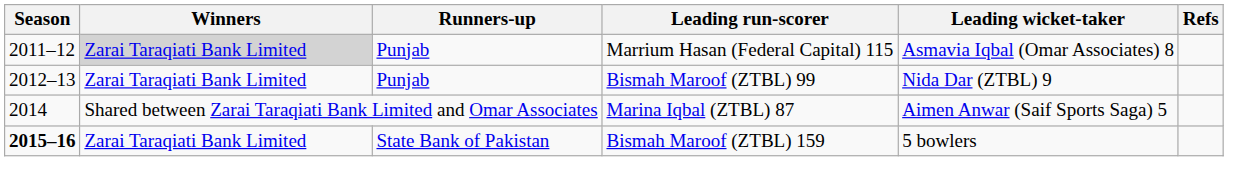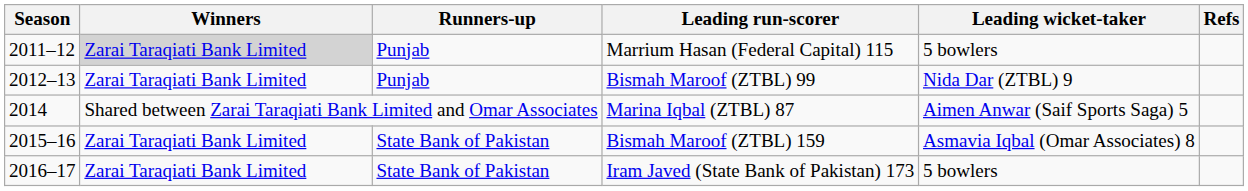(1038, 49) Asmavia Iqbal (Omar Associates) 8 -> (960, 49) 5 bowlers
(42, 140) bold -> (42, 140) normal
(939, 140) 5 bowlers -> (1059, 140) Asmavia Iqbal (Omar Associates) 8
+ row: (760, 170)
